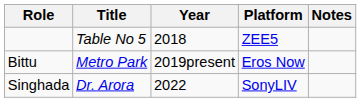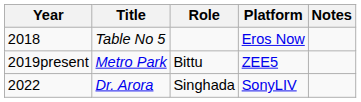columns swapped: (194, 16) <-> (39, 16)
(260, 39) ZEE5 -> (273, 39) Eros Now
(273, 62) Eros Now -> (260, 62) ZEE5
